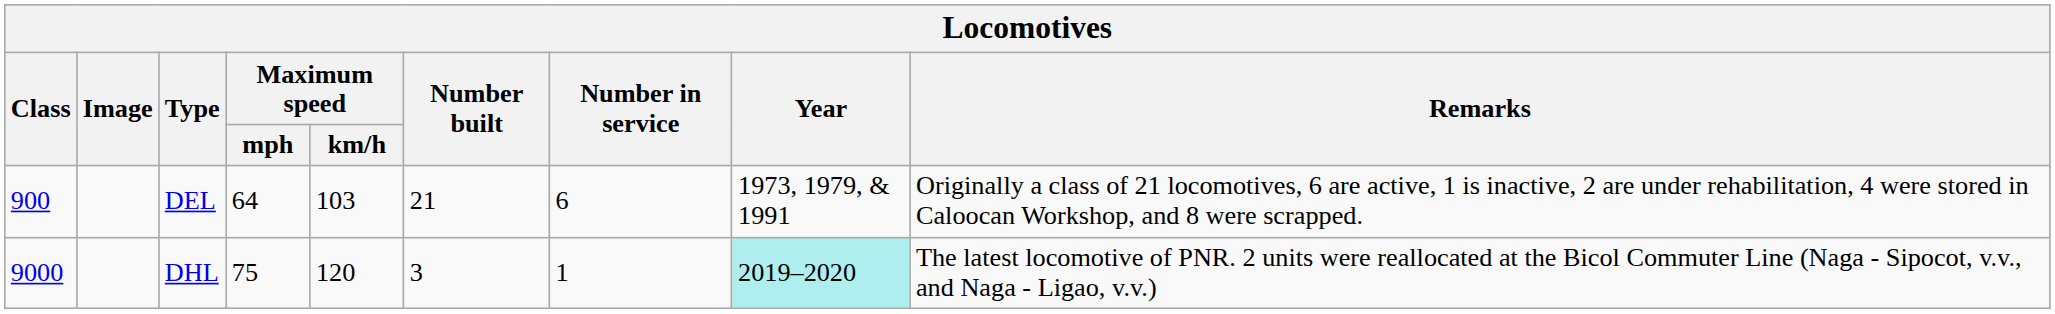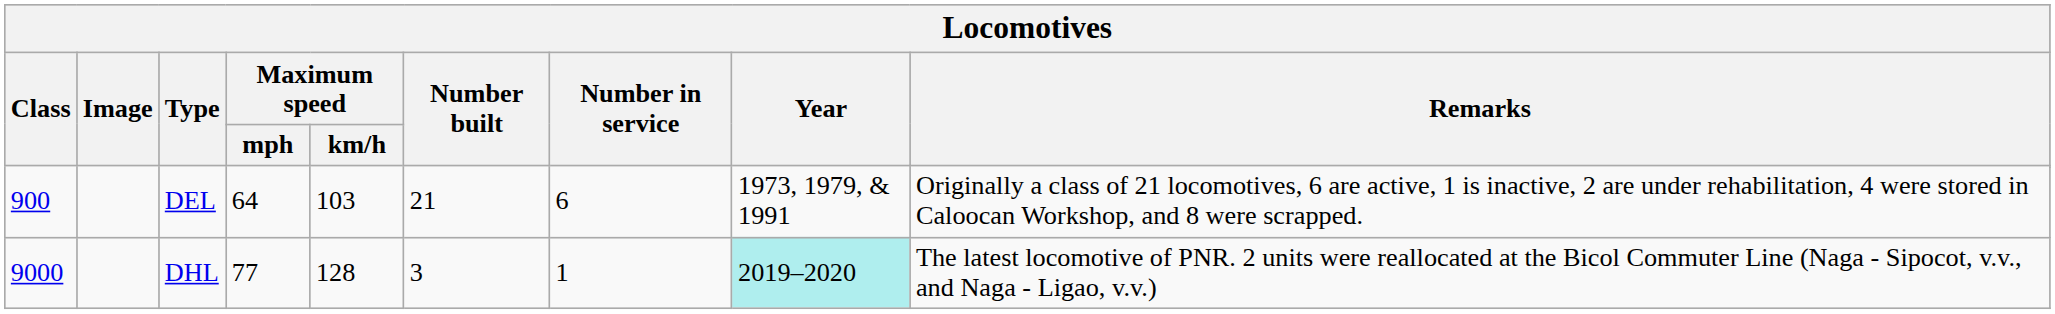(245, 272) 75 -> (245, 272) 77
(336, 272) 120 -> (336, 272) 128
